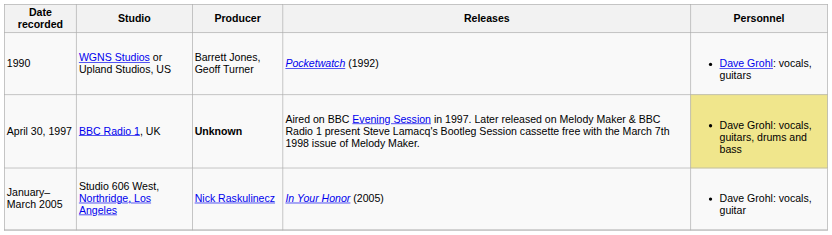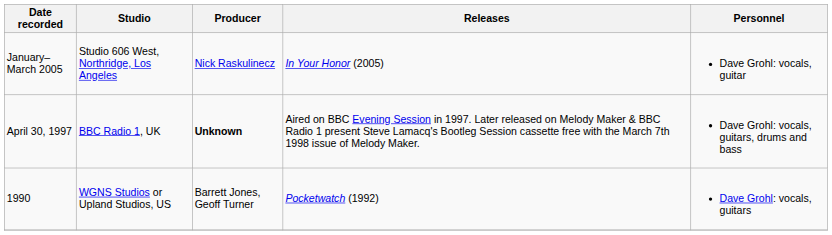rows swapped: (19, 63) <-> (35, 199)
(759, 137) khaki background -> (759, 137) no background
